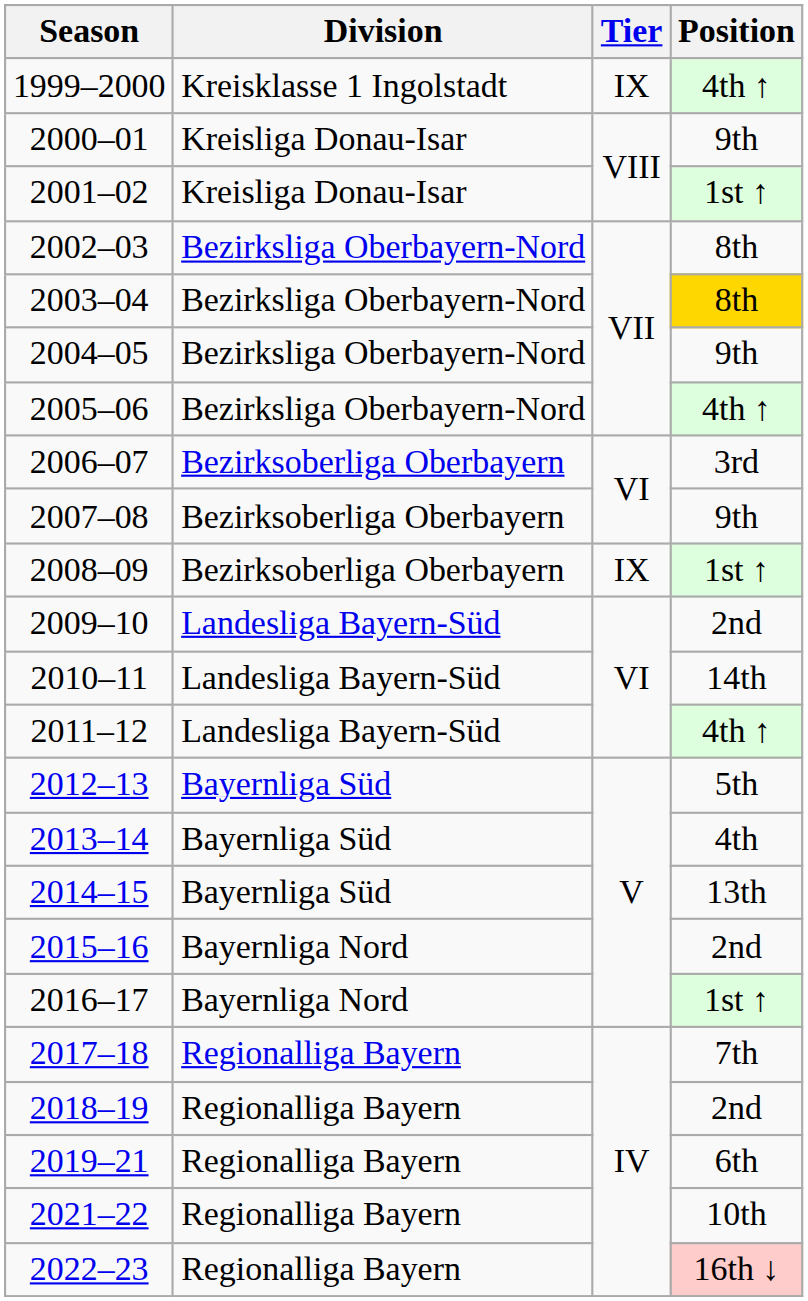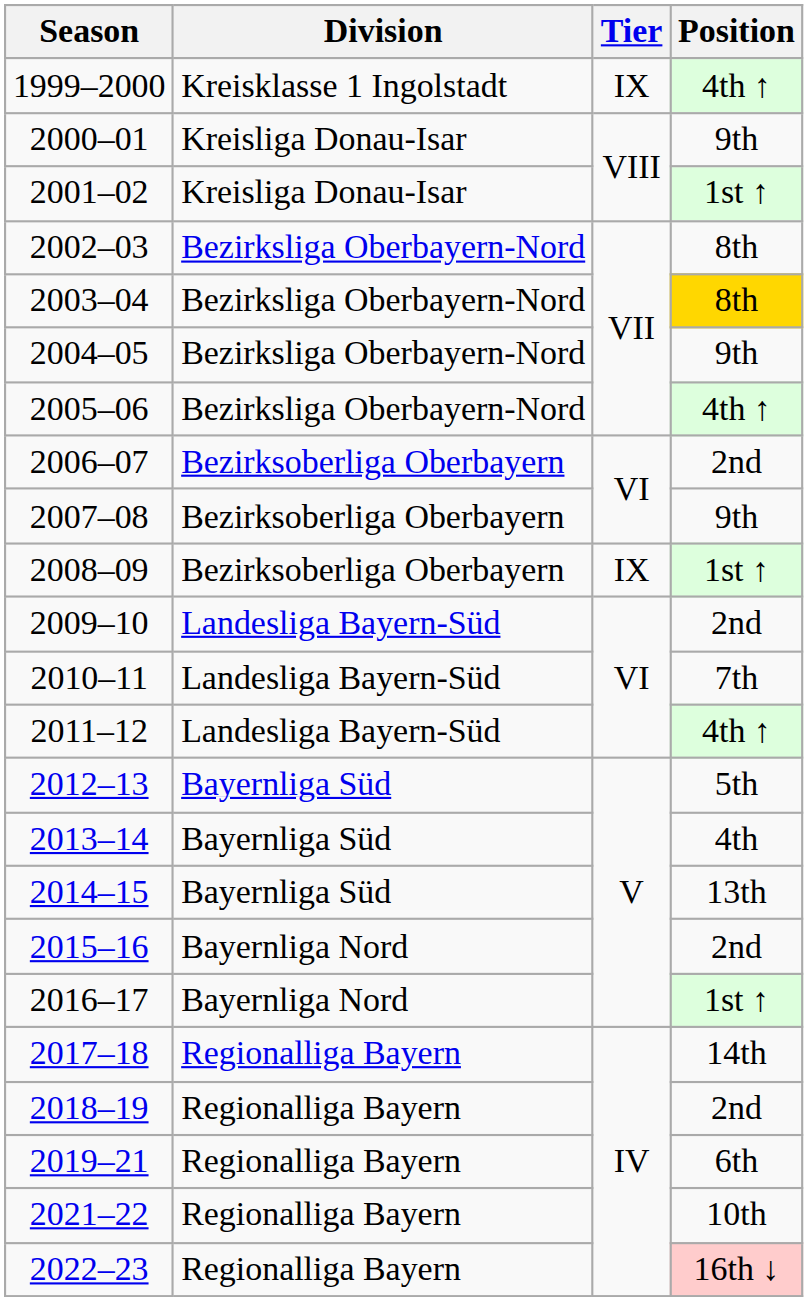(736, 461) 3rd -> (736, 461) 2nd
(736, 676) 14th -> (736, 676) 7th
(736, 1053) 7th -> (736, 1053) 14th
